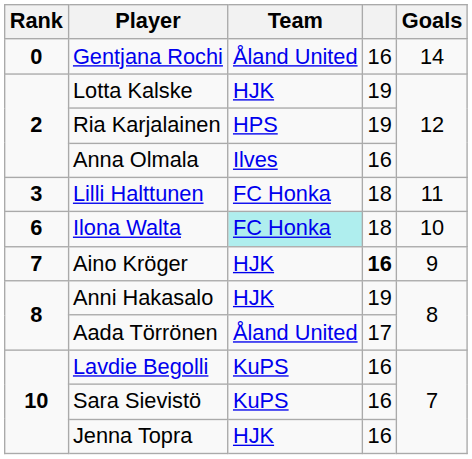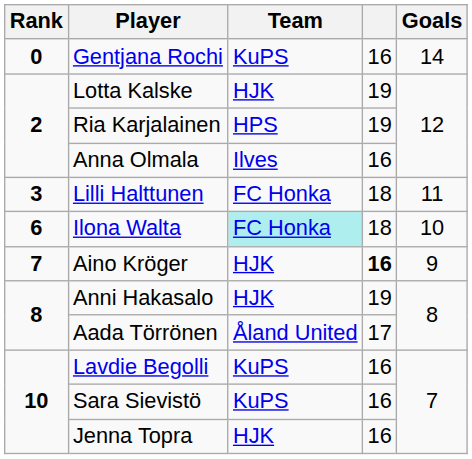(295, 56) Åland United -> (261, 56) KuPS
